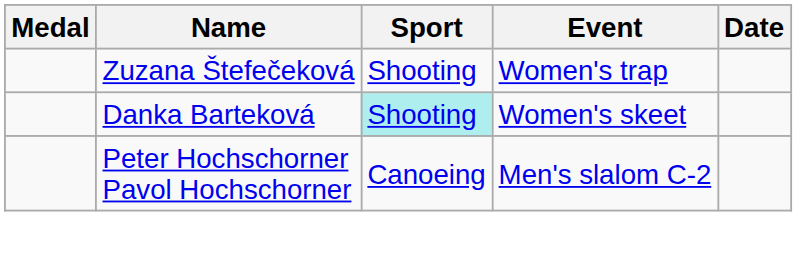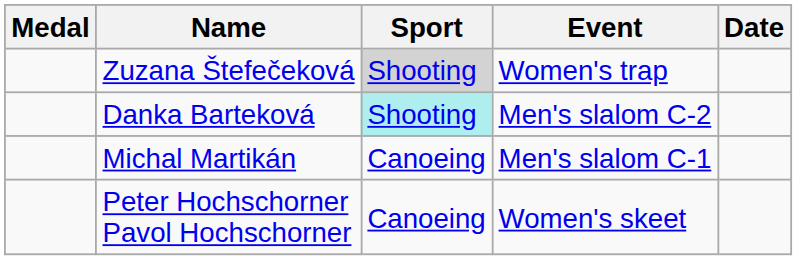(422, 71) no background -> (422, 71) lightgrey background
(592, 115) Women's skeet -> (605, 115) Men's slalom C-2
+ row: (199, 158)
(605, 174) Men's slalom C-2 -> (592, 218) Women's skeet
